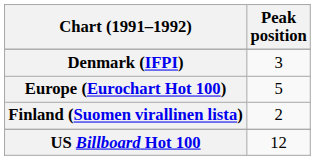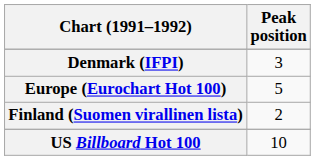(279, 141) 12 -> (279, 141) 10
